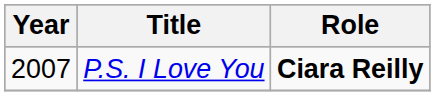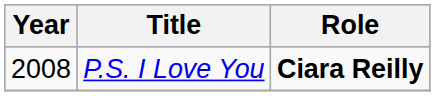(41, 68) 2007 -> (41, 68) 2008
